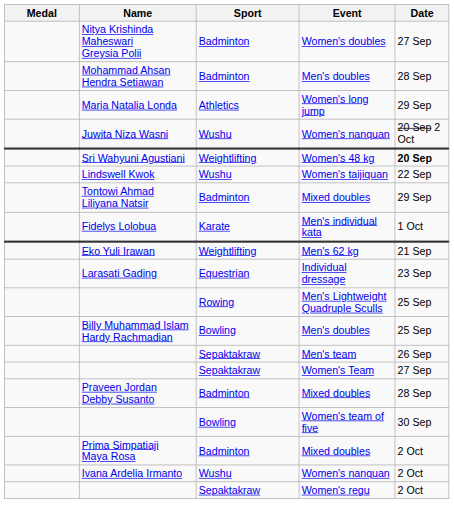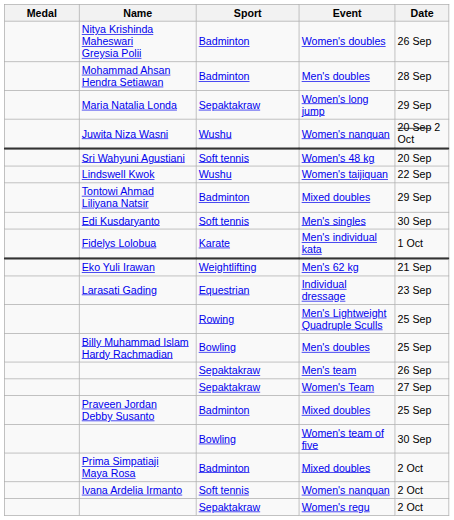(414, 42) 27 Sep -> (414, 42) 26 Sep
(219, 105) Athletics -> (229, 105) Sepaktakraw
(228, 158) Weightlifting -> (224, 158) Soft tennis
(415, 158) bold -> (414, 158) normal
+ row: (121, 221)
(414, 393) 28 Sep -> (414, 410) 25 Sep
(215, 474) Wushu -> (224, 490) Soft tennis
